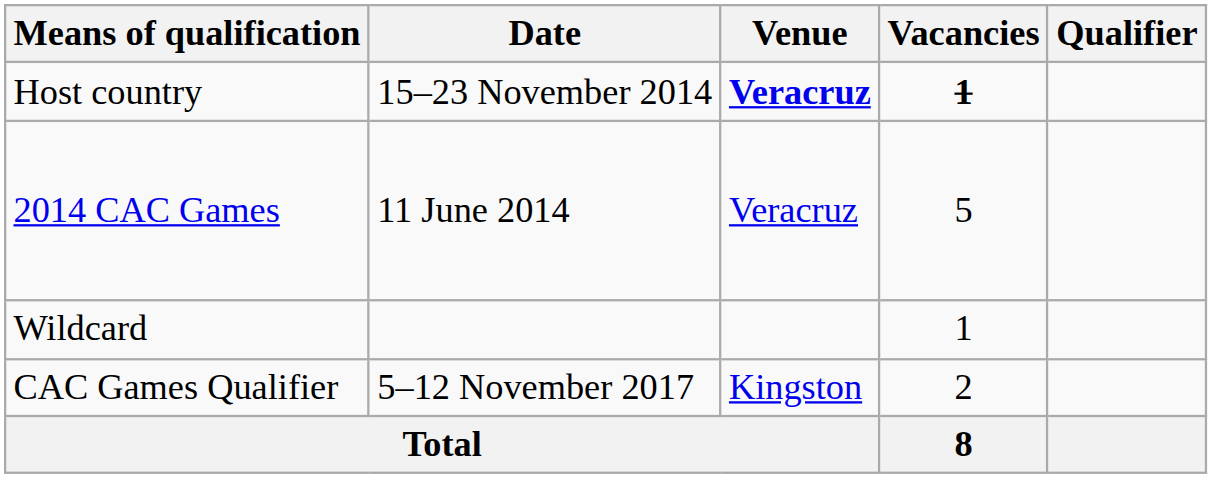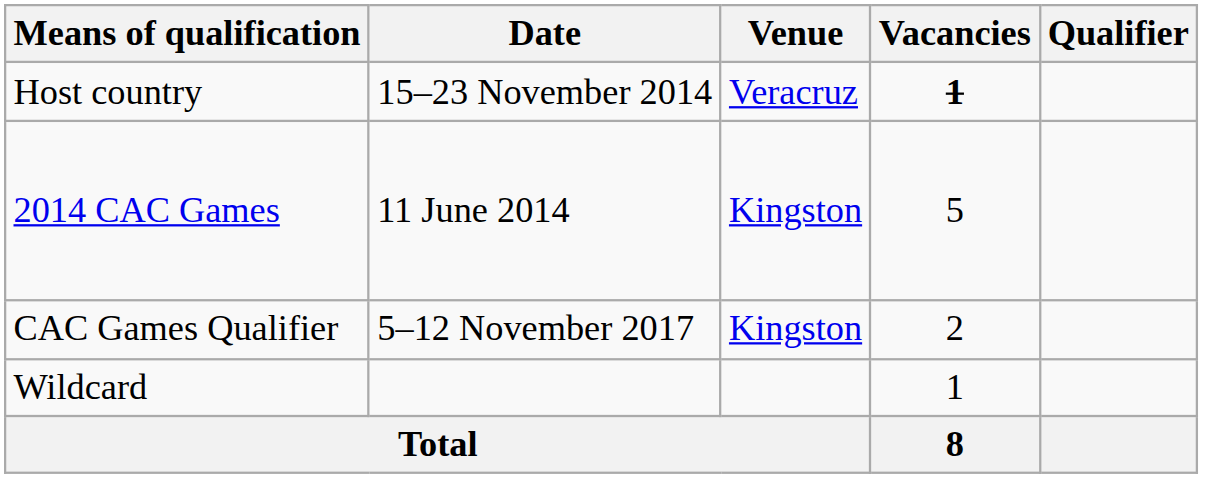(800, 90) bold -> (793, 90) normal
(793, 209) Veracruz -> (796, 209) Kingston
rows swapped: (176, 386) <-> (80, 328)
